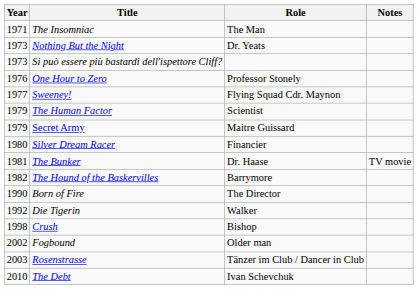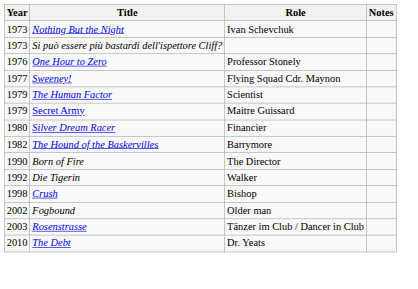- row: (63, 29)
(246, 45) Dr. Yeats -> (260, 29) Ivan Schevchuk
- row: (56, 161)
(260, 276) Ivan Schevchuk -> (246, 243) Dr. Yeats
